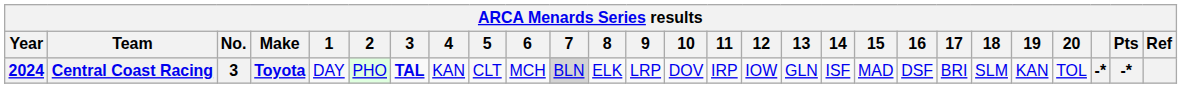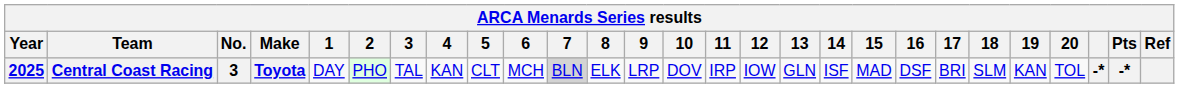(26, 70) 2024 -> (26, 70) 2025
(410, 70) bold -> (409, 70) normal
